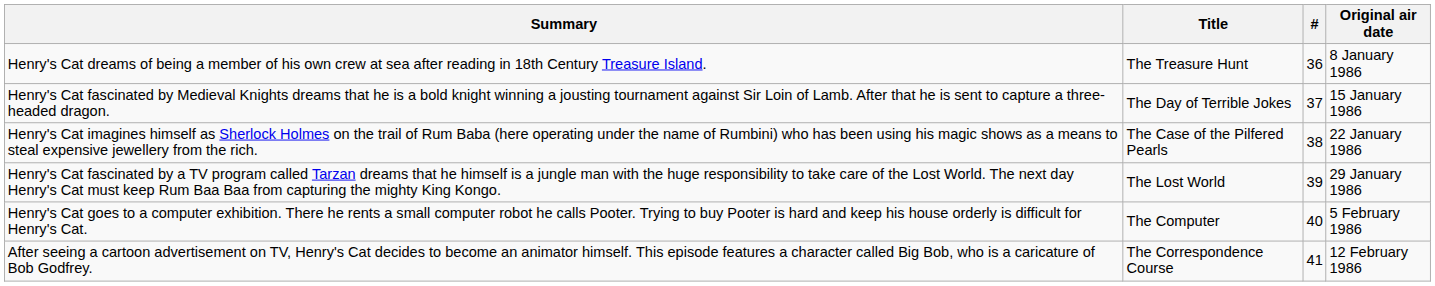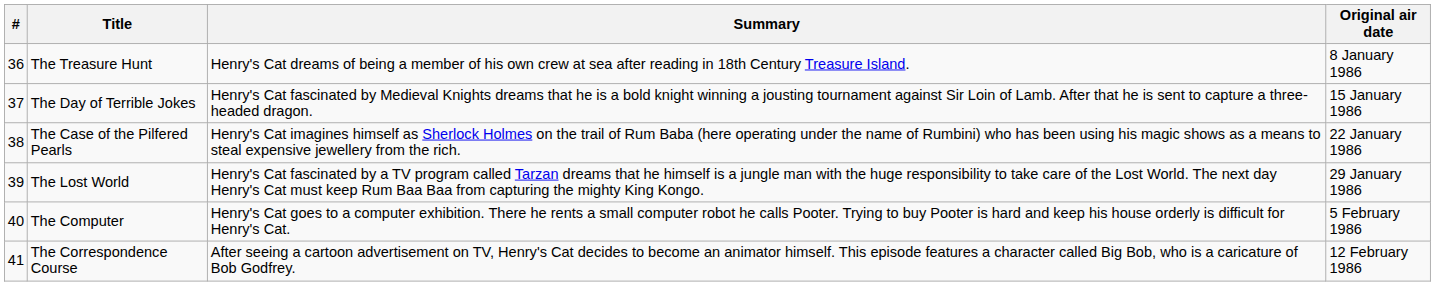columns swapped: (1315, 24) <-> (564, 24)
